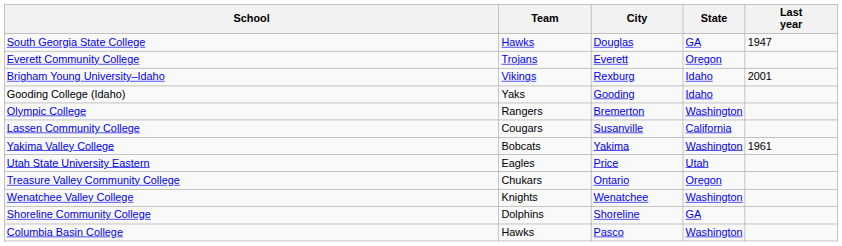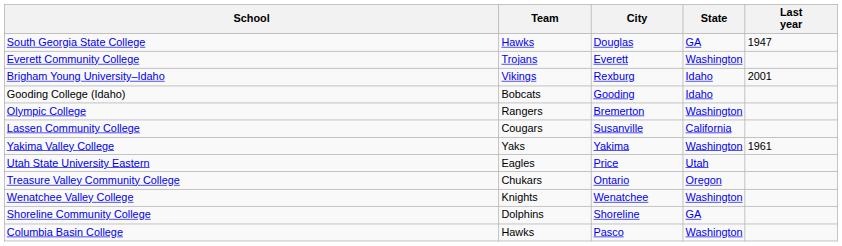(704, 59) Oregon -> (714, 59) Washington
(513, 94) Yaks -> (521, 94) Bobcats
(521, 146) Bobcats -> (513, 146) Yaks
